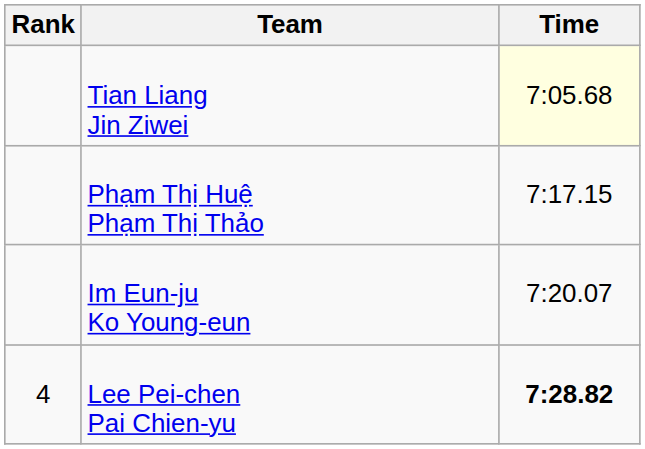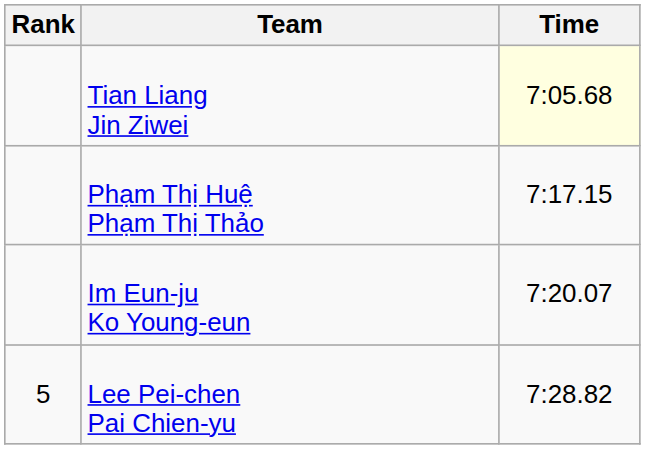(43, 393) 4 -> (43, 393) 5
(569, 393) bold -> (569, 393) normal
